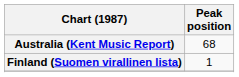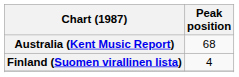(209, 62) 1 -> (209, 62) 4
